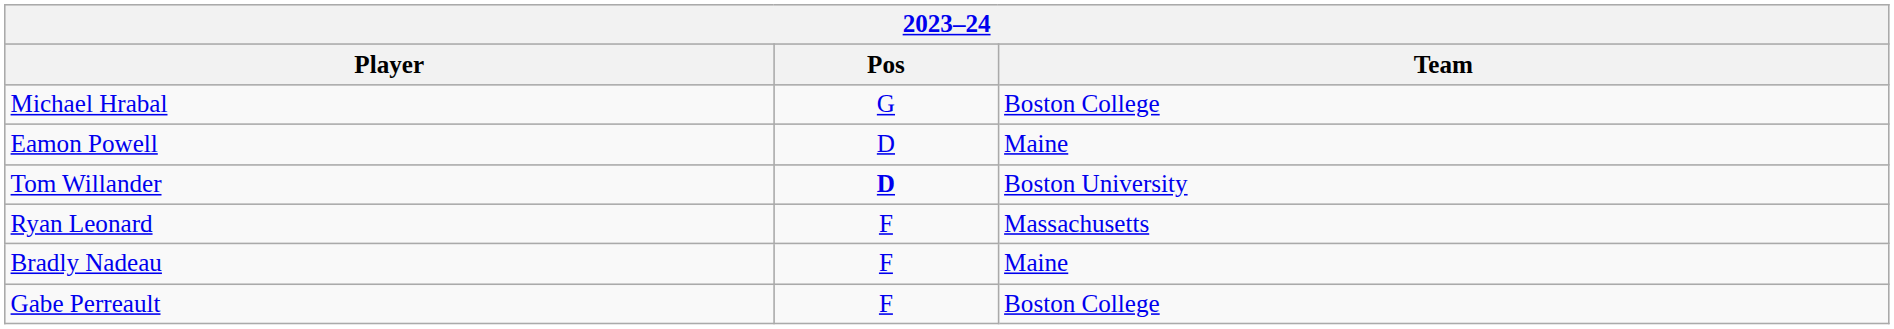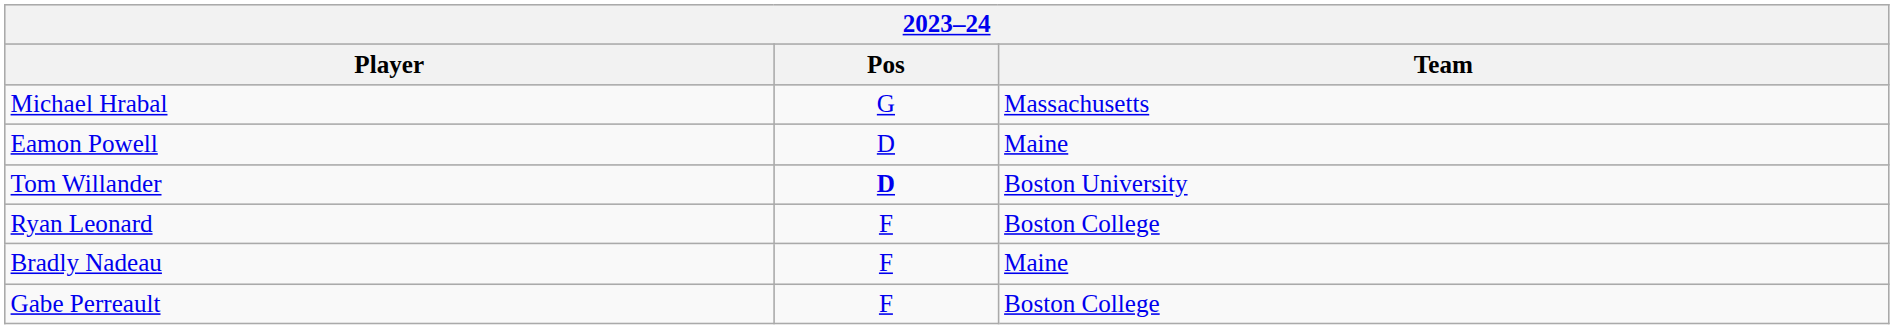(1082, 104) Boston College -> (1077, 104) Massachusetts
(1077, 223) Massachusetts -> (1082, 223) Boston College
